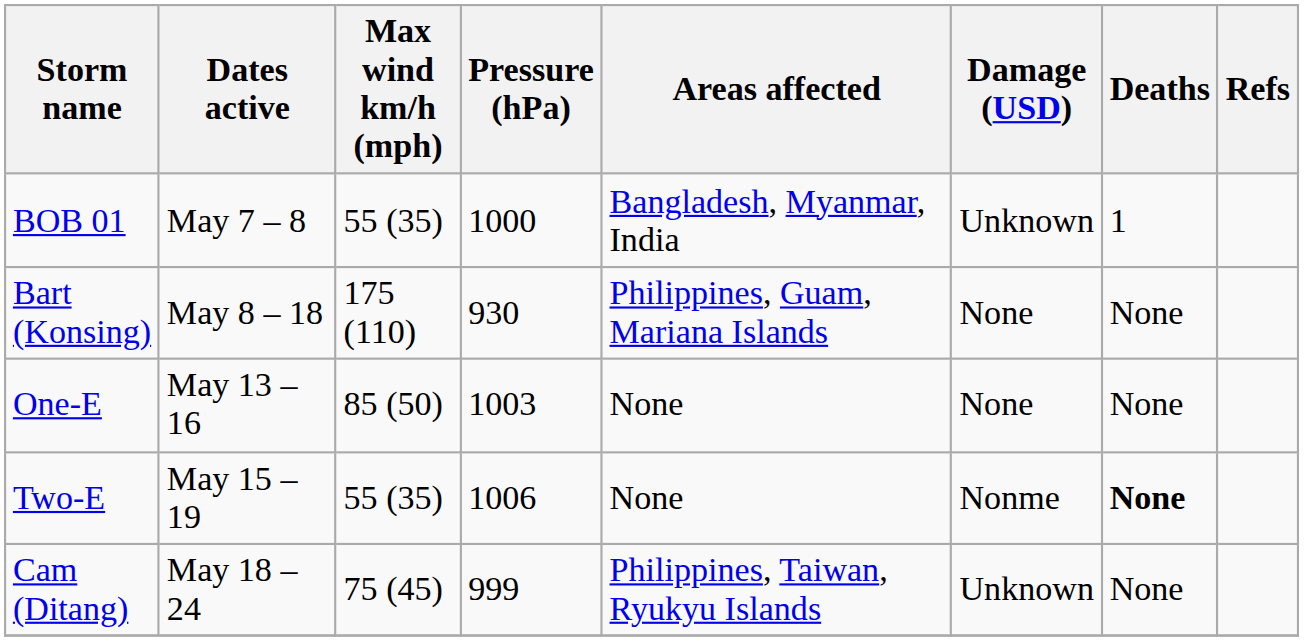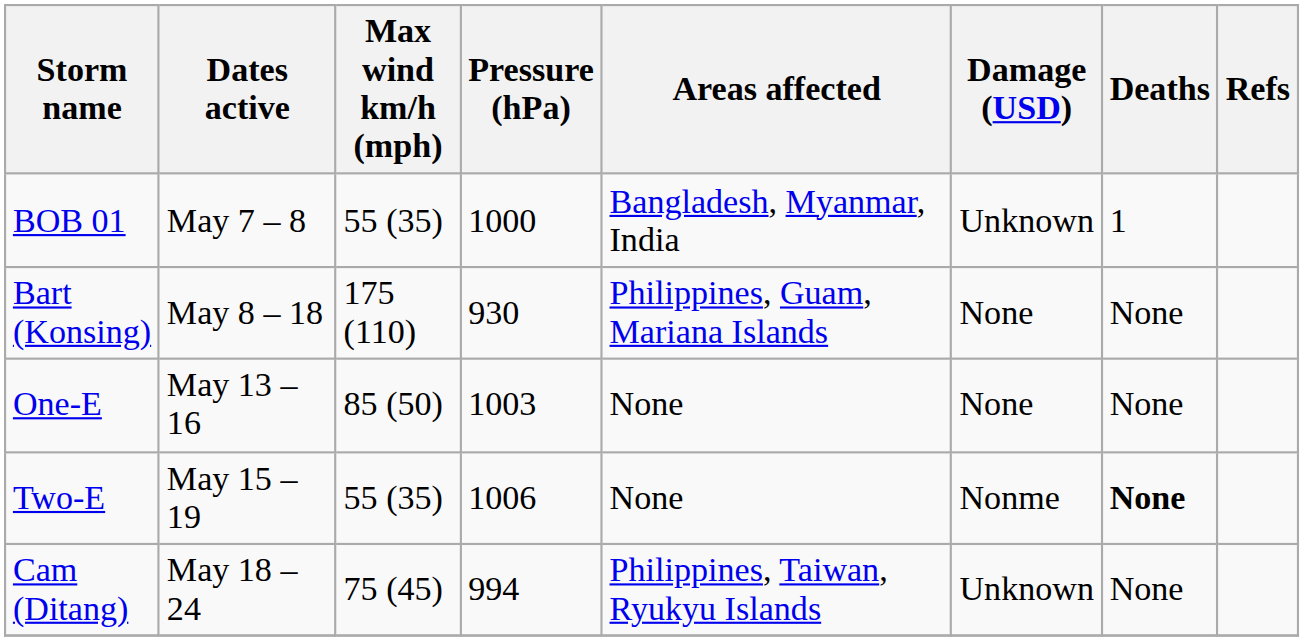(494, 589) 999 -> (494, 589) 994
